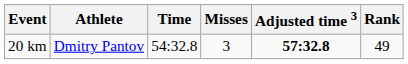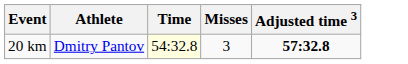- column: (382, 19)
(174, 46) no background -> (174, 46) lightyellow background
